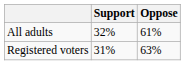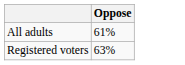- column: (114, 13)
